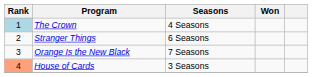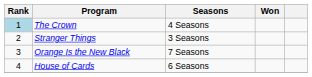(188, 39) 6 Seasons -> (188, 39) 3 Seasons
(18, 66) lightsalmon background -> (18, 66) no background
(188, 66) 3 Seasons -> (188, 66) 6 Seasons
